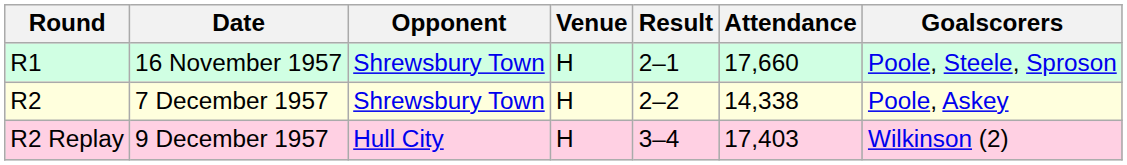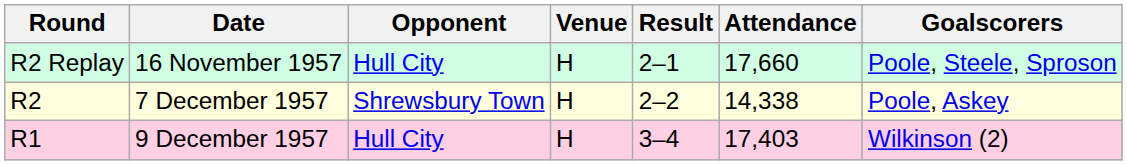(26, 62) R1 -> (67, 62) R2 Replay
(449, 62) Shrewsbury Town -> (398, 62) Hull City
(67, 139) R2 Replay -> (26, 139) R1
